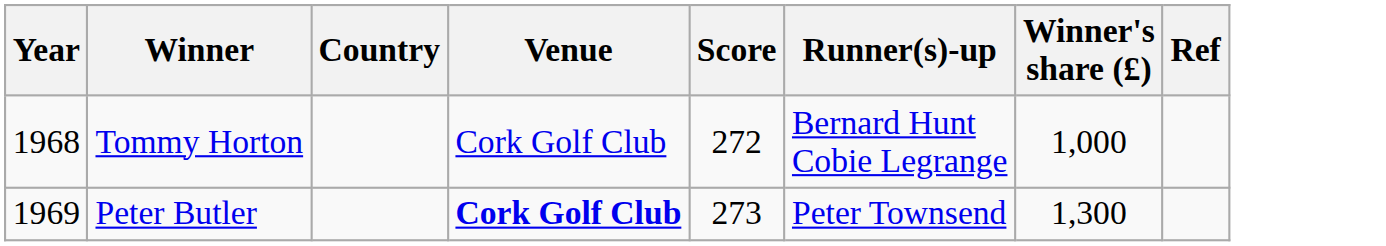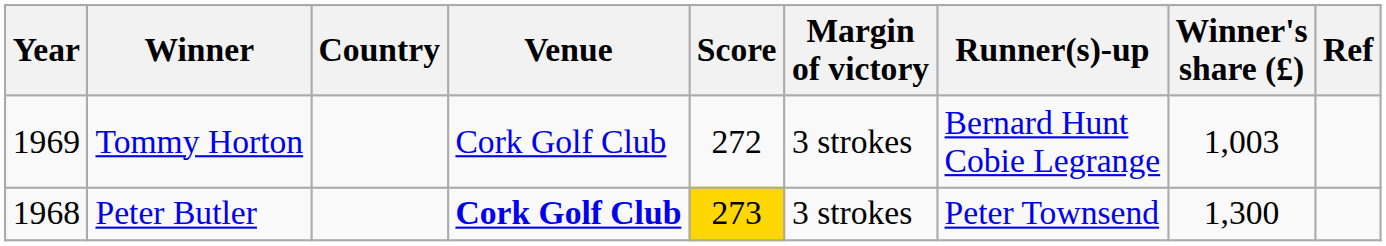+ column: (861, 50)
(46, 141) 1968 -> (46, 141) 1969
(1089, 141) 1,000 -> (1242, 141) 1,003
(46, 213) 1969 -> (46, 213) 1968
(737, 213) no background -> (737, 213) gold background
